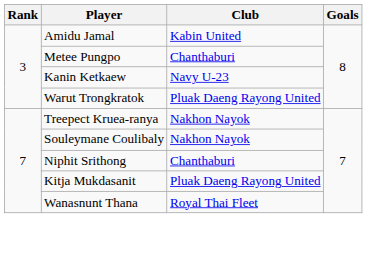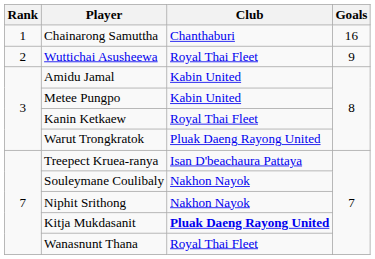+ row: (101, 35)
+ row: (101, 56)
(202, 56) Chanthaburi -> (206, 98) Kabin United
(199, 77) Navy U-23 -> (214, 118) Royal Thai Fleet
(210, 118) Nakhon Nayok -> (236, 160) Isan D'beachaura Pattaya
(202, 160) Chanthaburi -> (210, 202) Nakhon Nayok
(245, 181) normal -> (250, 222) bold
